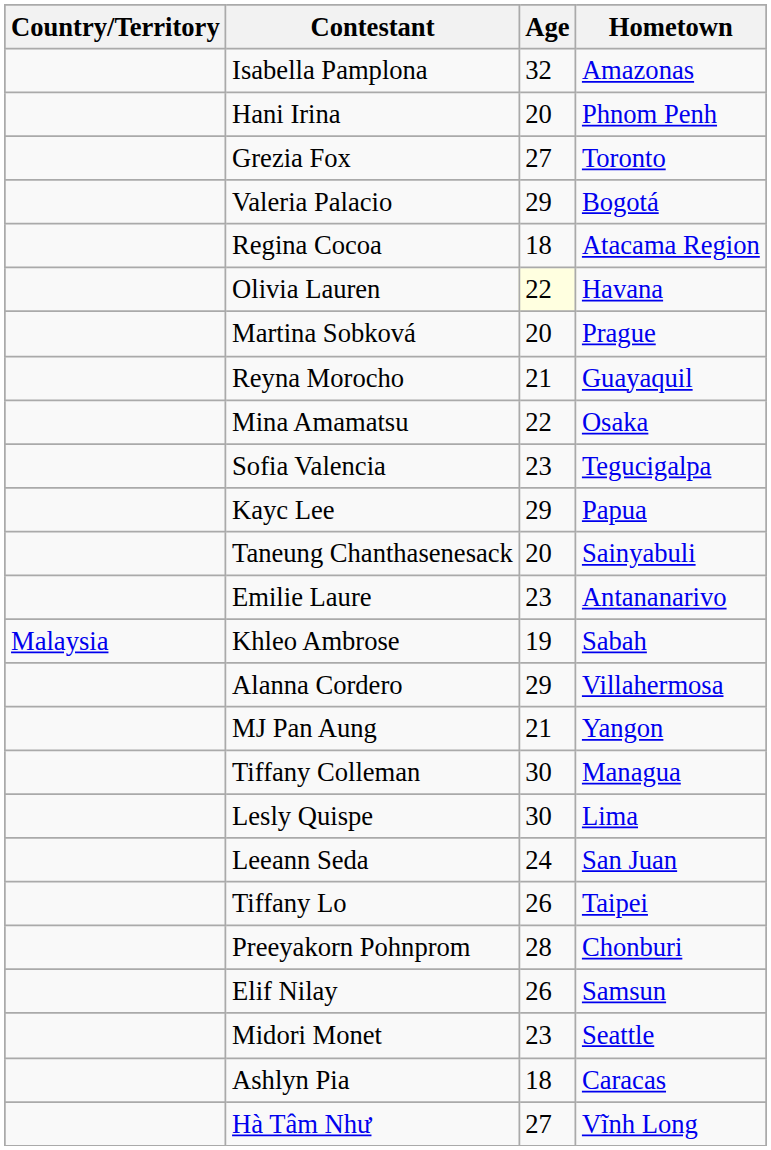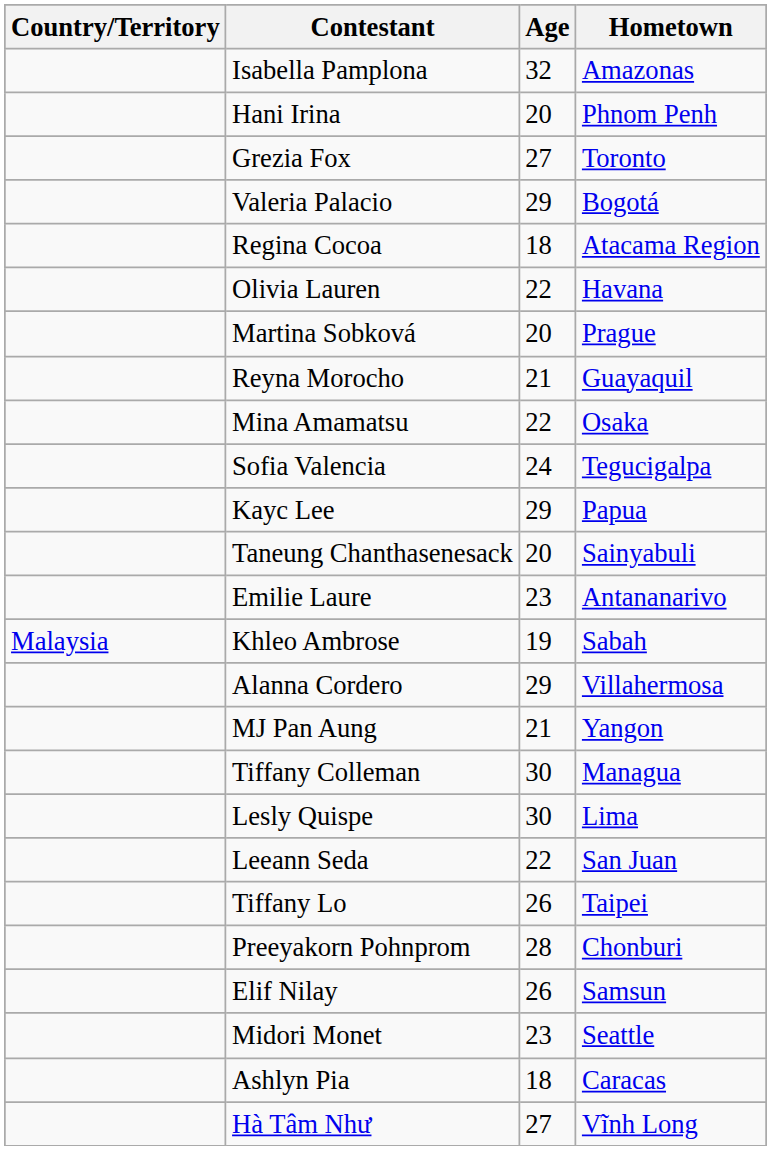(539, 289) lightyellow background -> (539, 289) no background
(539, 465) 23 -> (539, 465) 24
(539, 859) 24 -> (539, 859) 22
